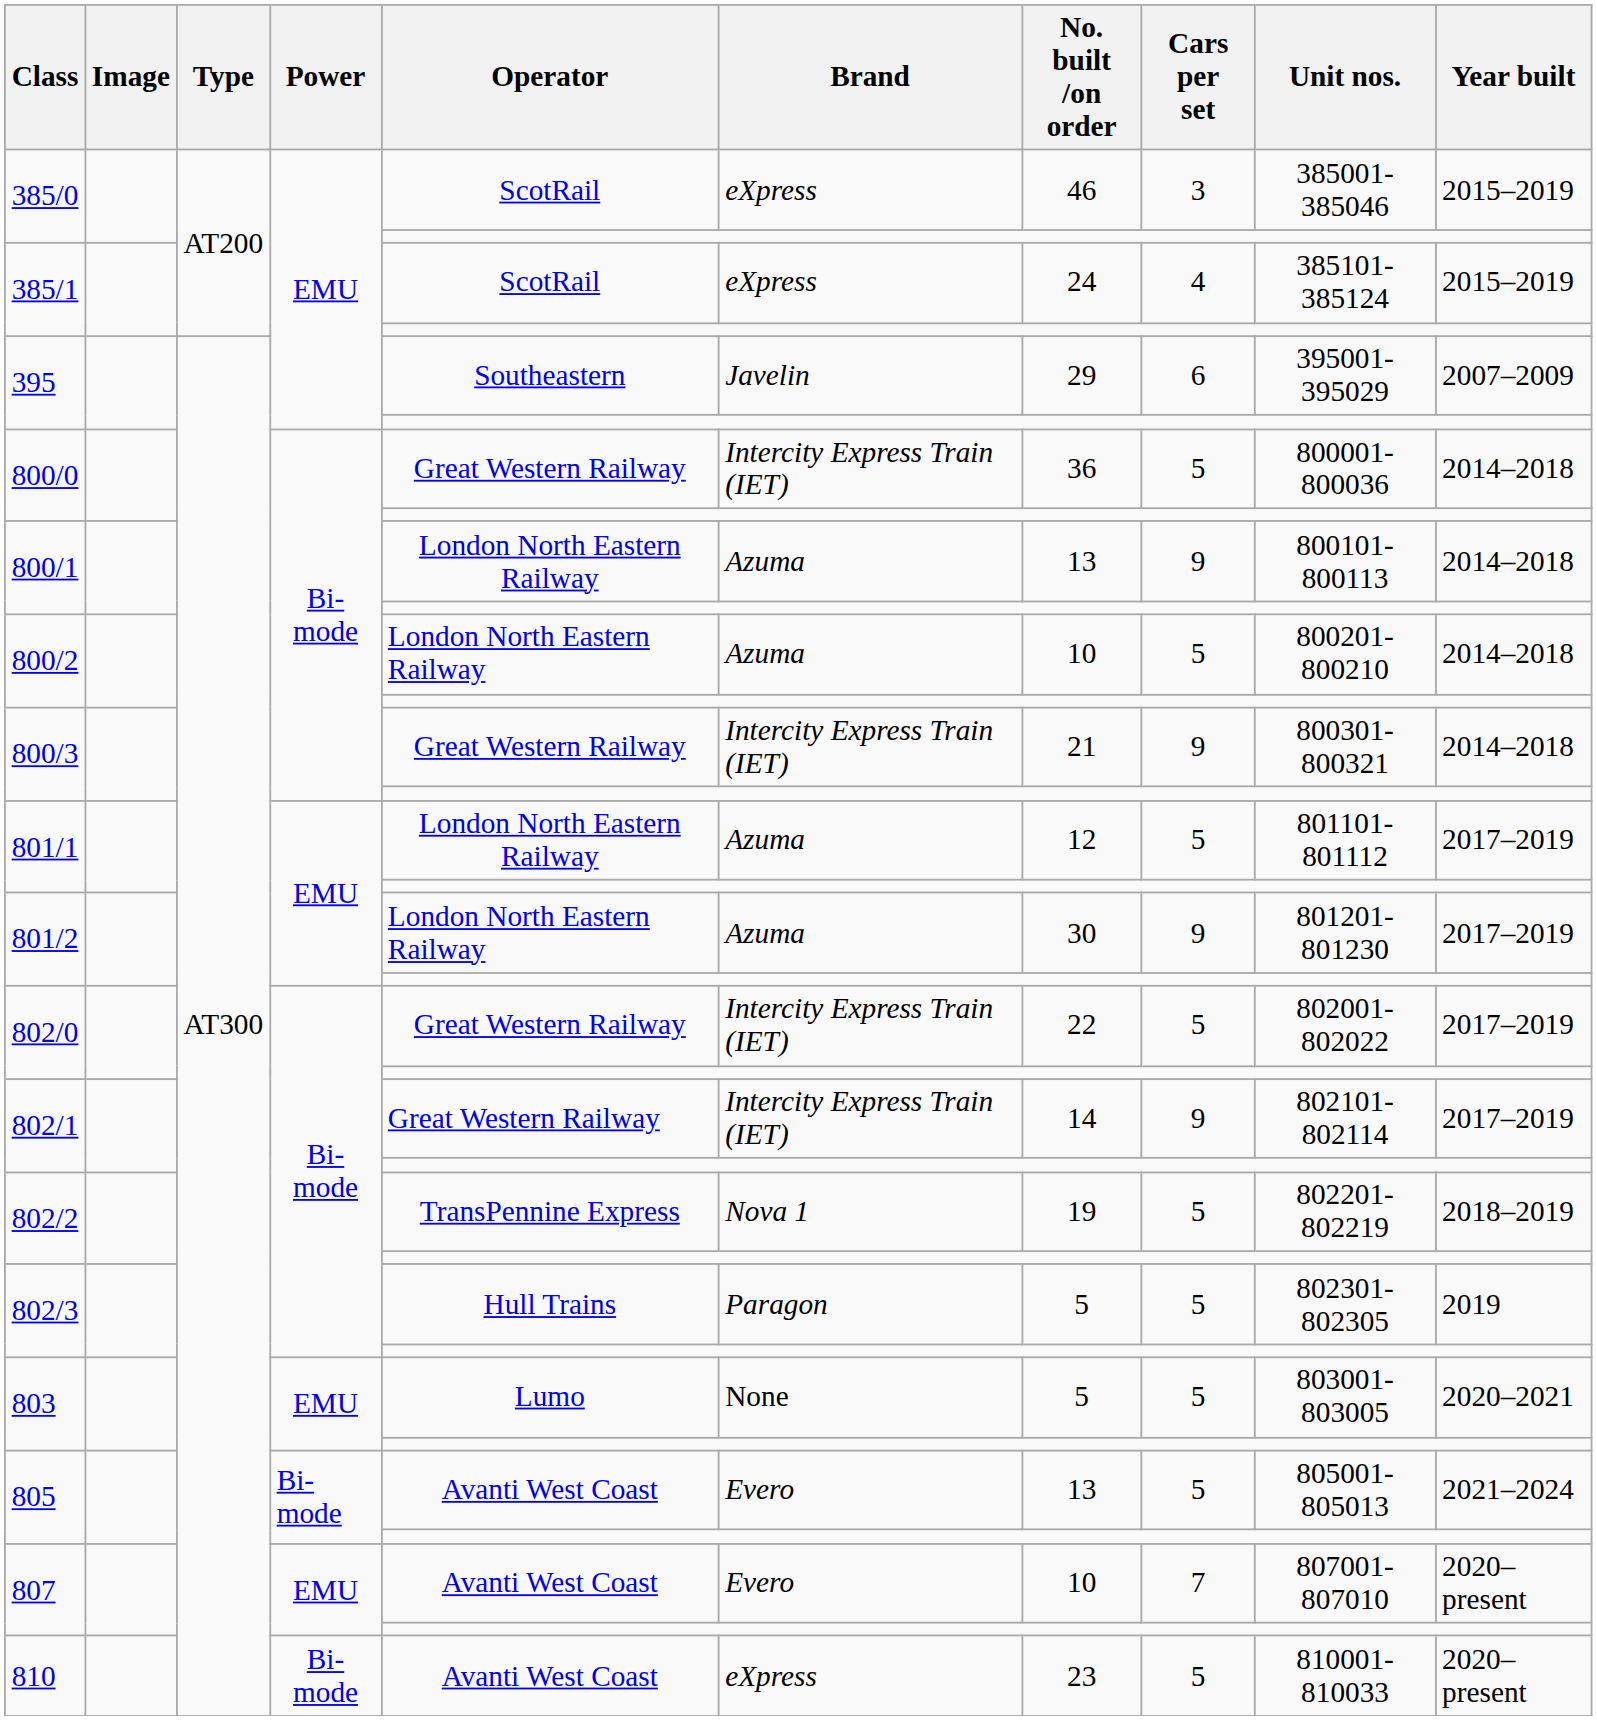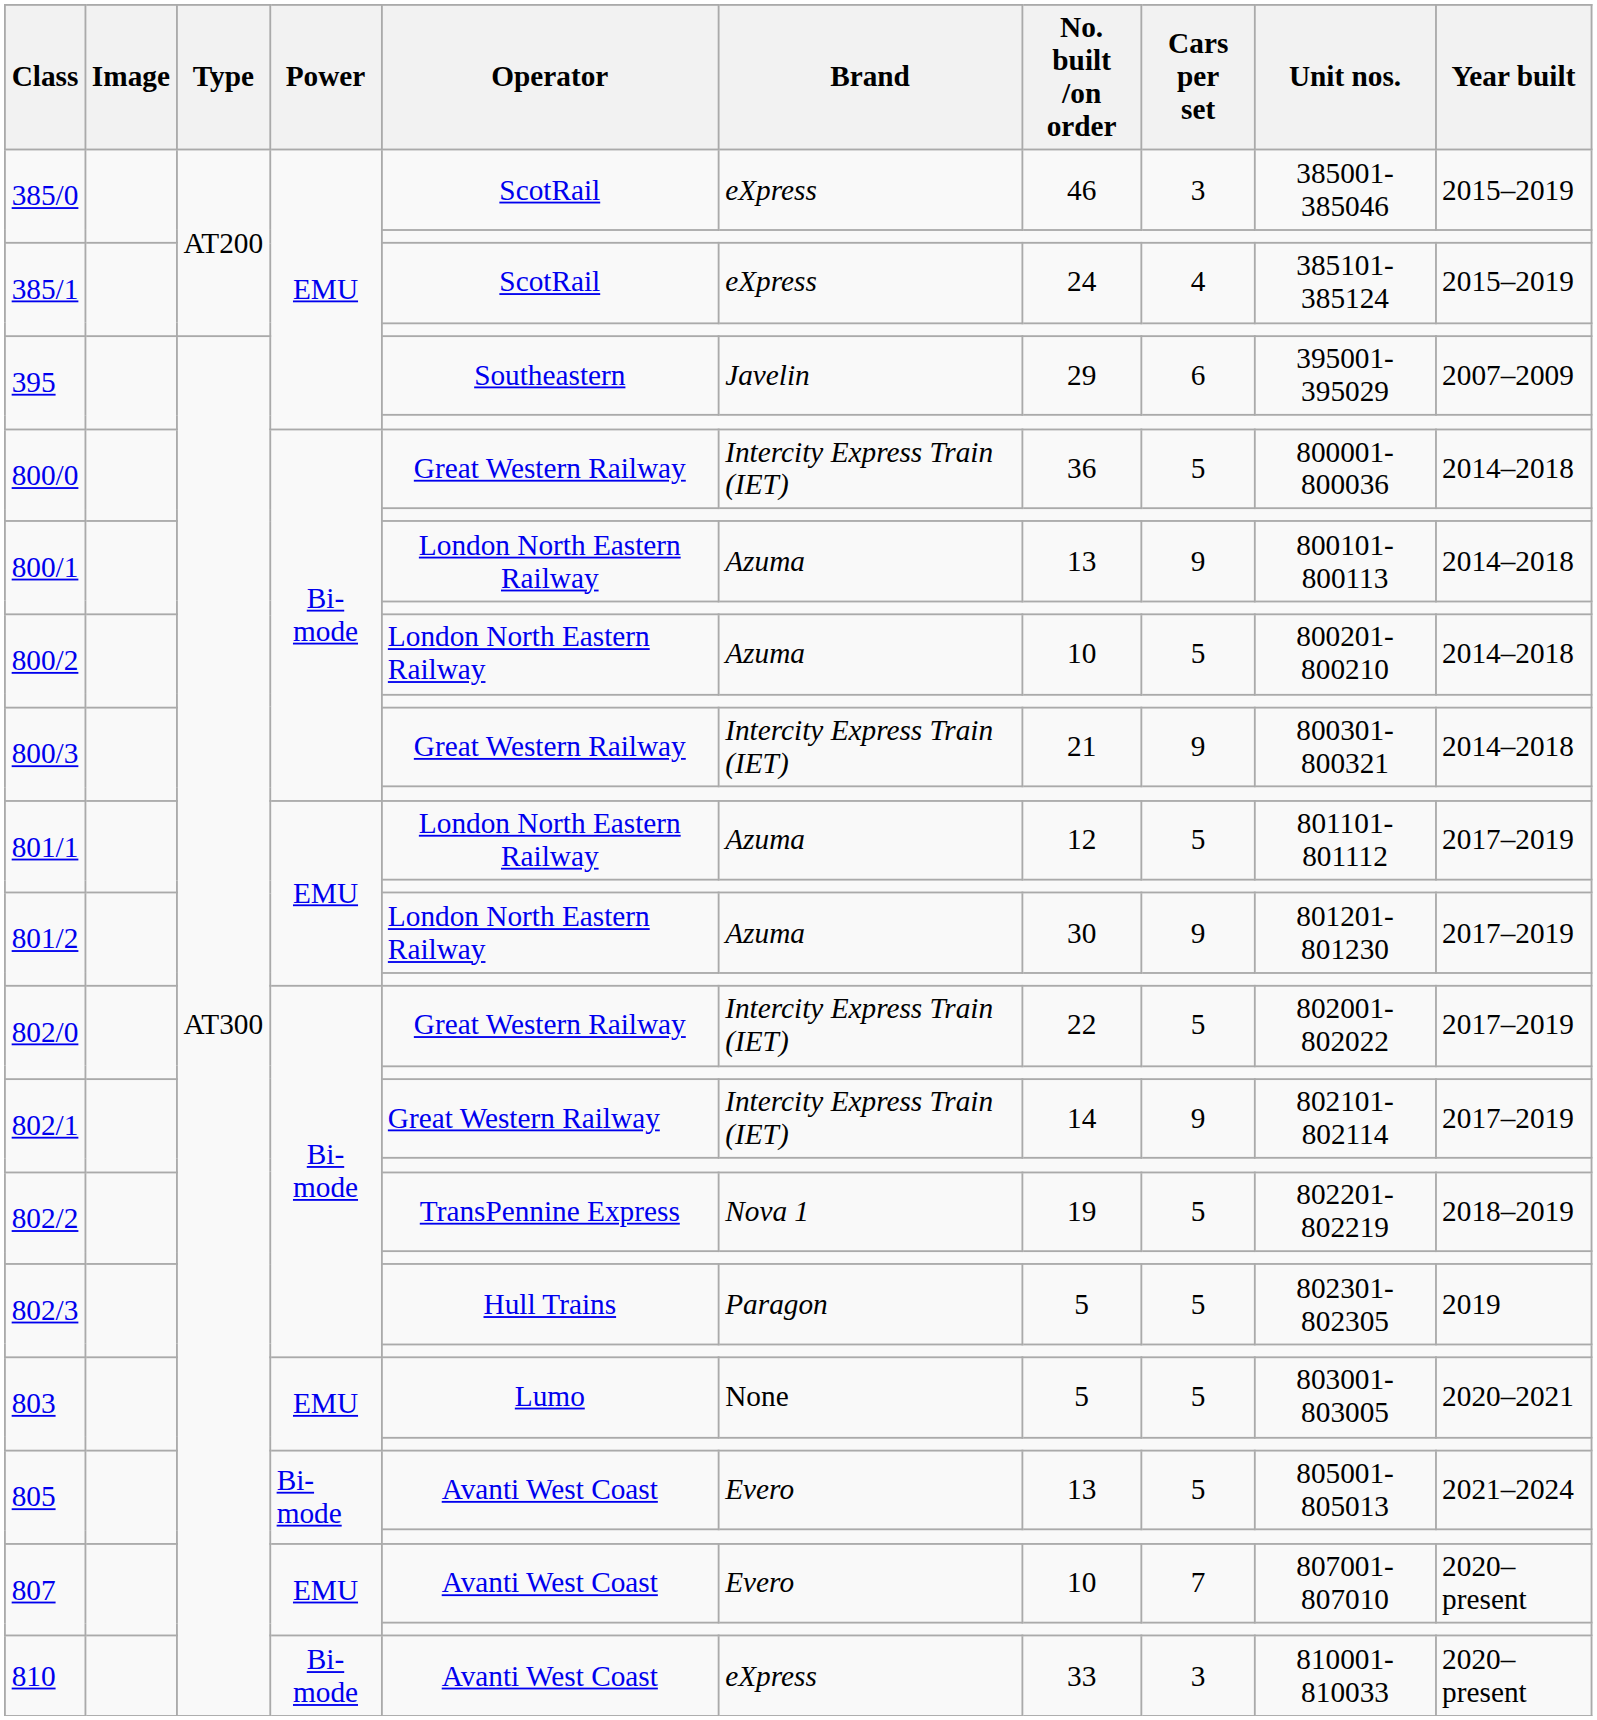(1082, 1675) 23 -> (1082, 1675) 33
(1198, 1675) 5 -> (1198, 1675) 3
